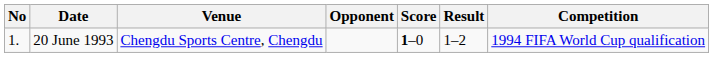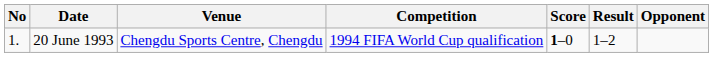columns swapped: (362, 16) <-> (598, 16)
